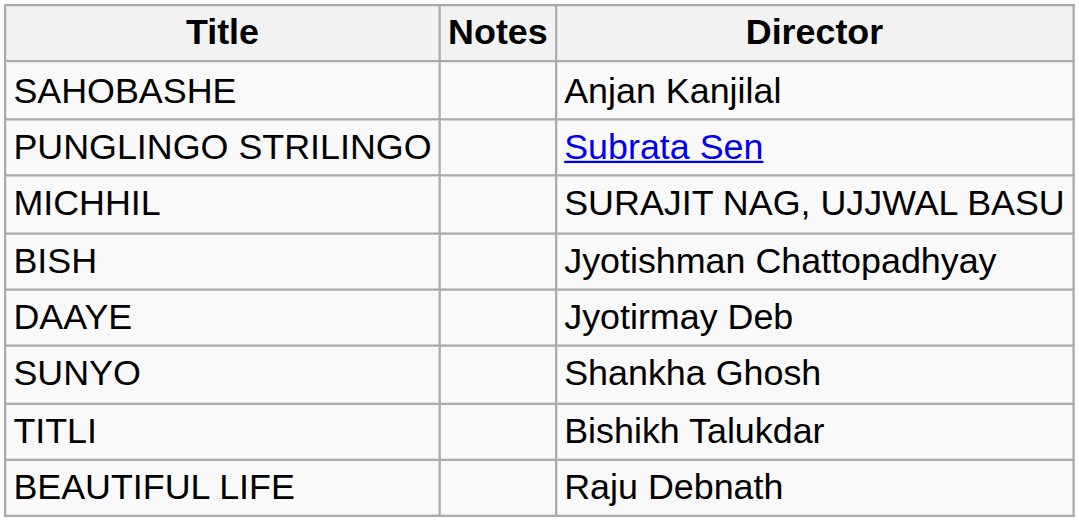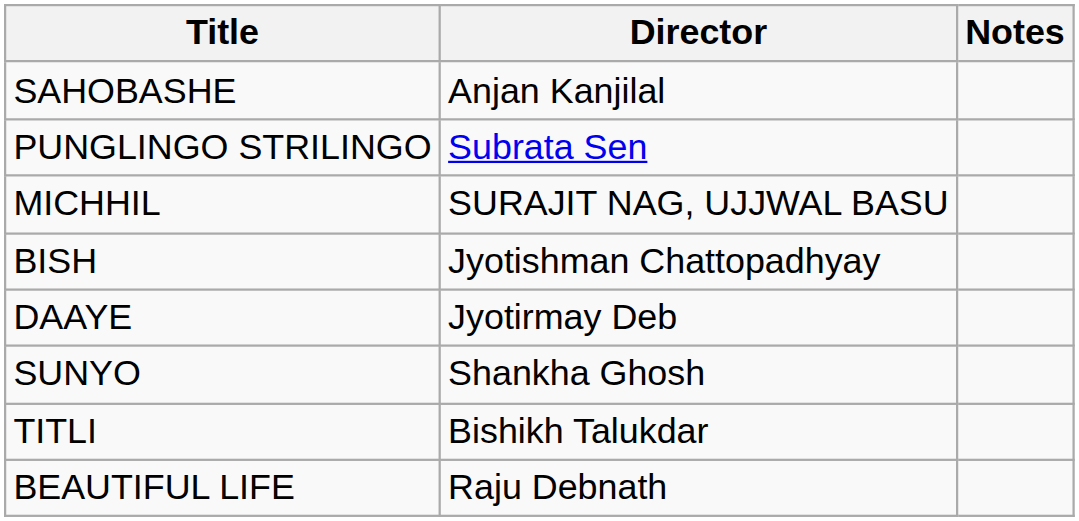columns swapped: (814, 32) <-> (498, 32)
